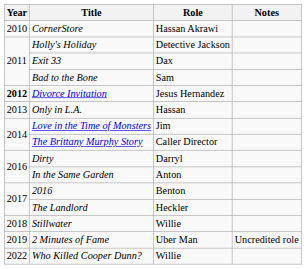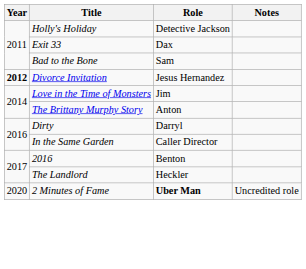- row: (57, 28)
- row: (57, 110)
(187, 142) Caller Director -> (169, 110) Anton
(169, 175) Anton -> (187, 142) Caller Director
- row: (52, 223)
(17, 239) 2019 -> (17, 191) 2020
(177, 239) normal -> (178, 191) bold
- row: (87, 256)
